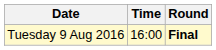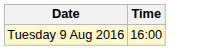- column: (188, 14)
